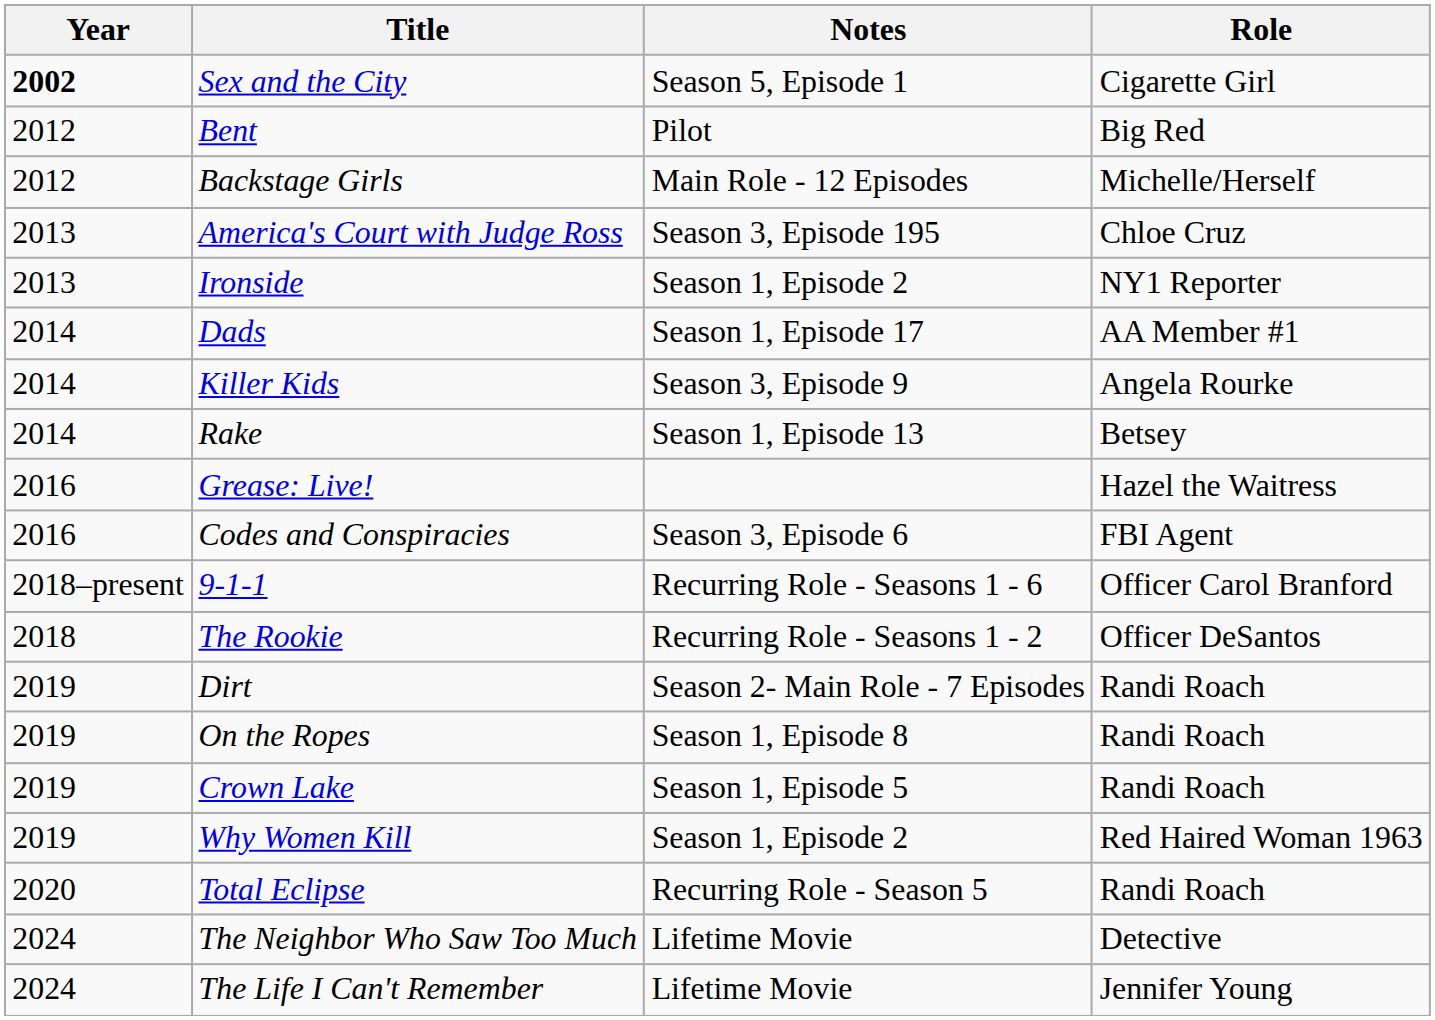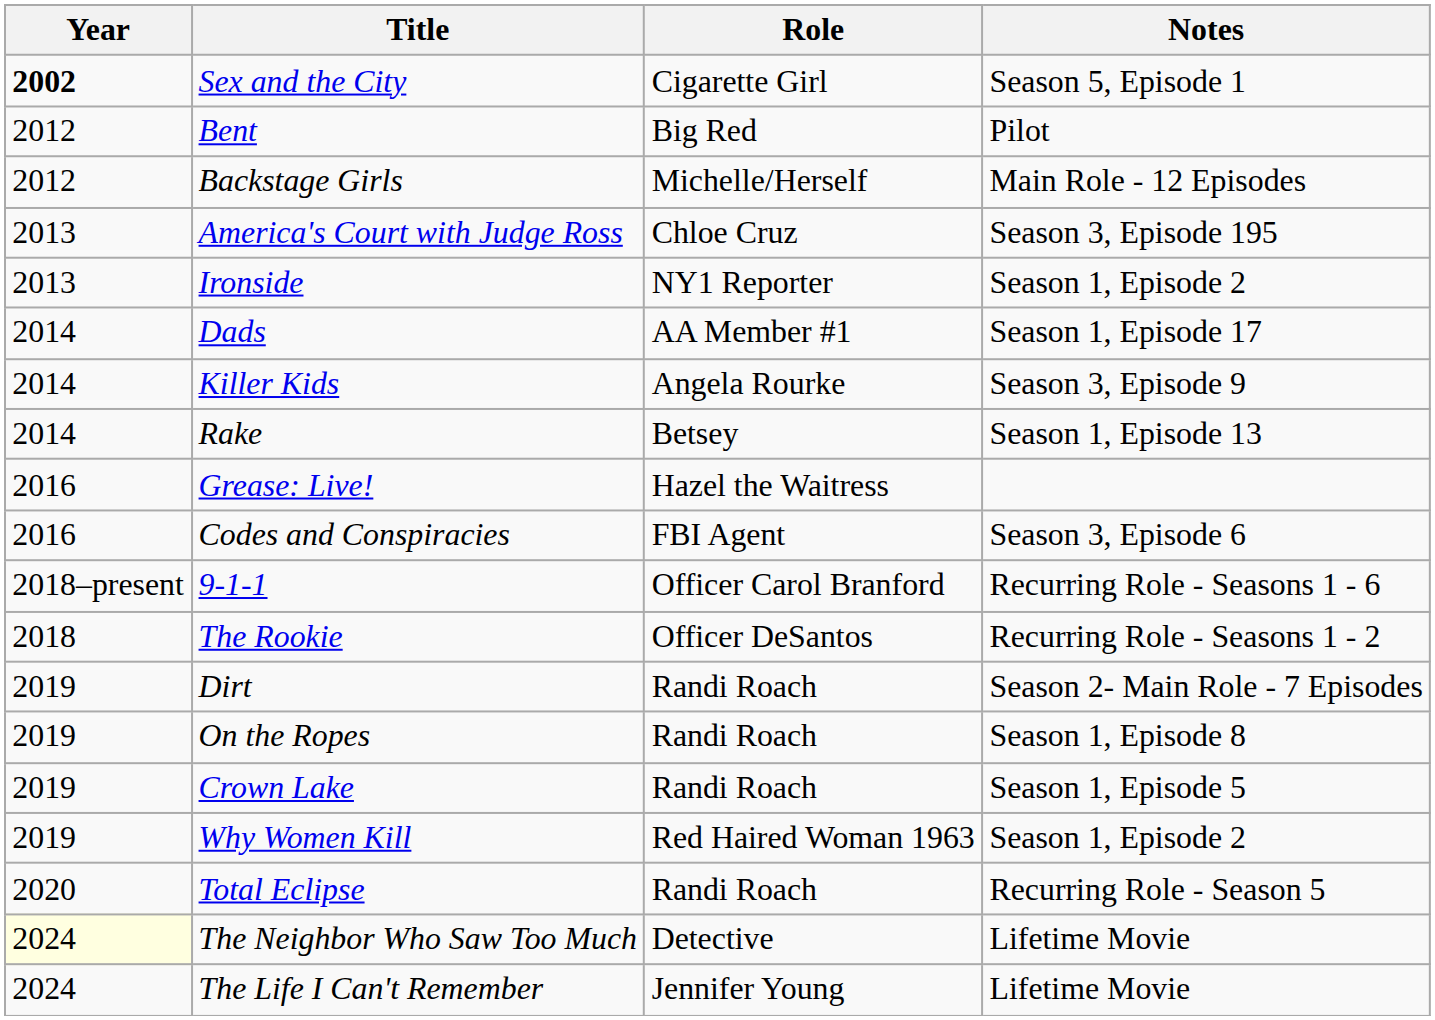columns swapped: (1261, 29) <-> (868, 29)
(44, 938) no background -> (44, 938) lightyellow background
